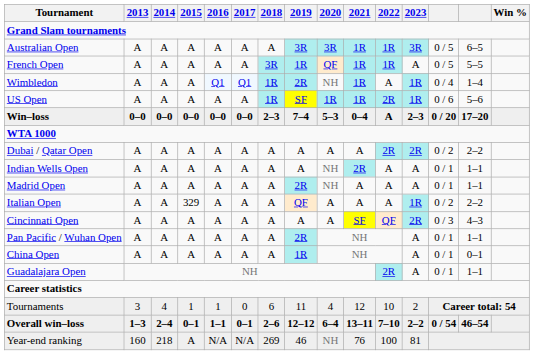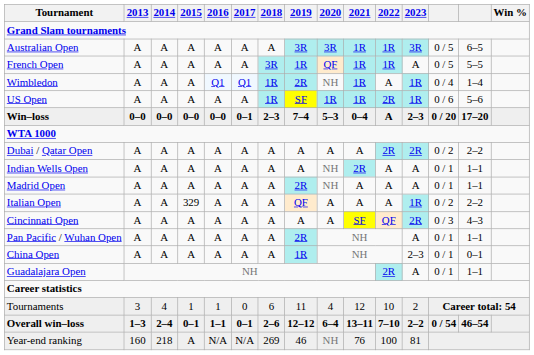(245, 116) 0–0 -> (245, 116) 0–1
(416, 254) A -> (416, 254) 2–3
